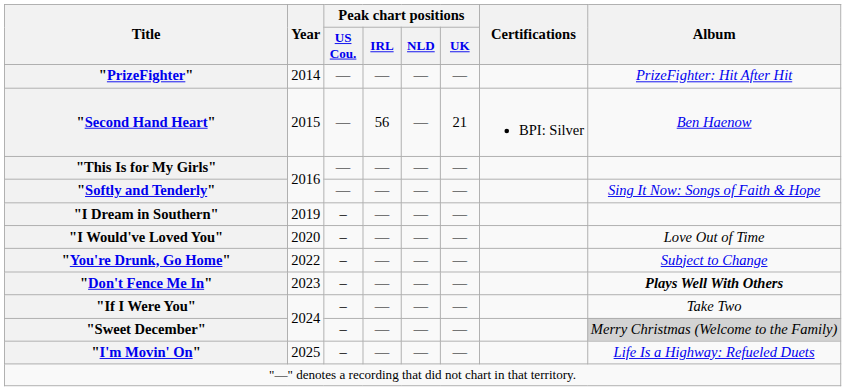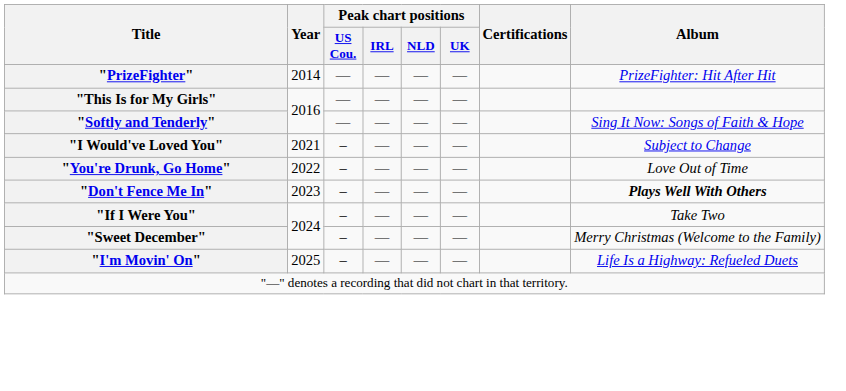- row: (146, 122)
- row: (146, 214)
(306, 237) 2020 -> (306, 145) 2021
(714, 237) Love Out of Time -> (697, 145) Subject to Change
(714, 260) Subject to Change -> (697, 168) Love Out of Time
(714, 329) lightgrey background -> (697, 237) no background
